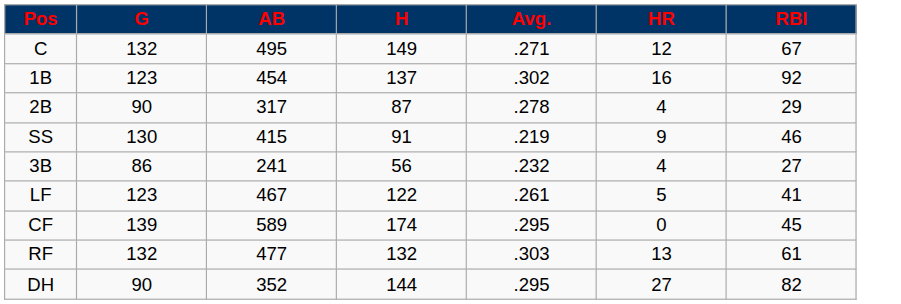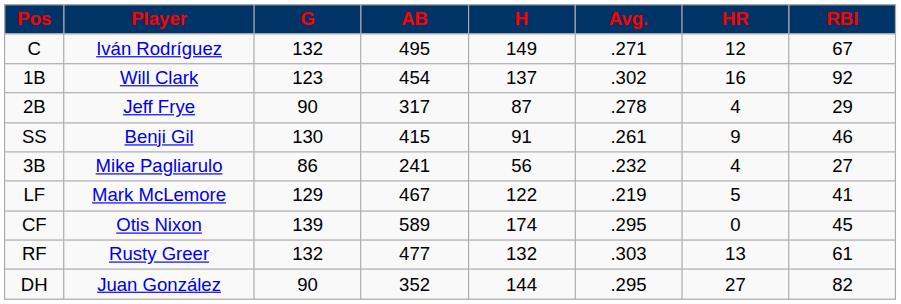+ column: (159, 19)
(532, 136) .219 -> (628, 136) .261
(142, 195) 123 -> (308, 195) 129
(532, 195) .261 -> (628, 195) .219
